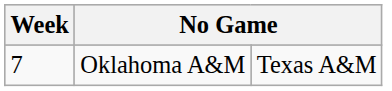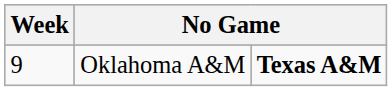(17, 65) 7 -> (17, 65) 9
(317, 65) normal -> (319, 65) bold
